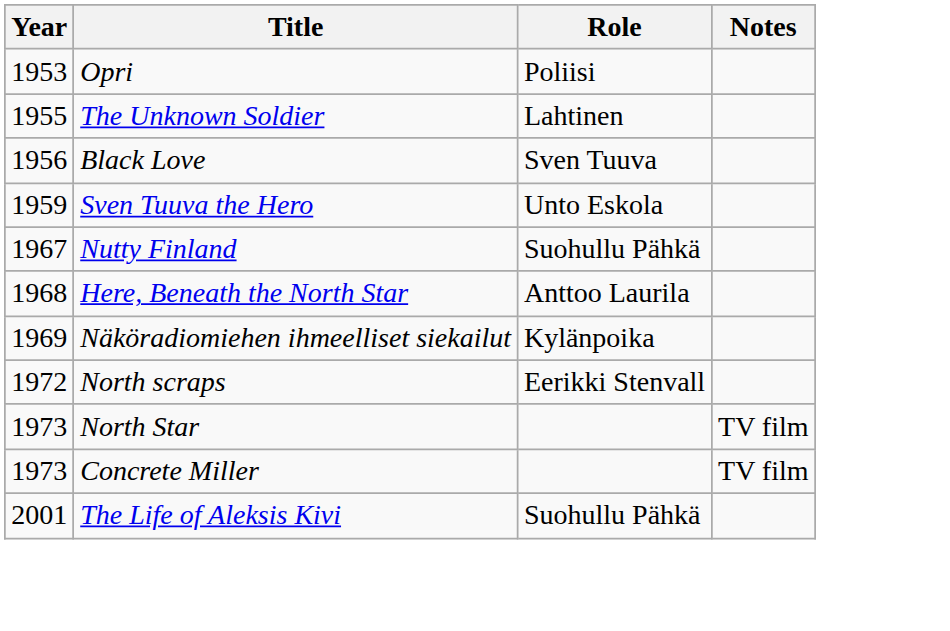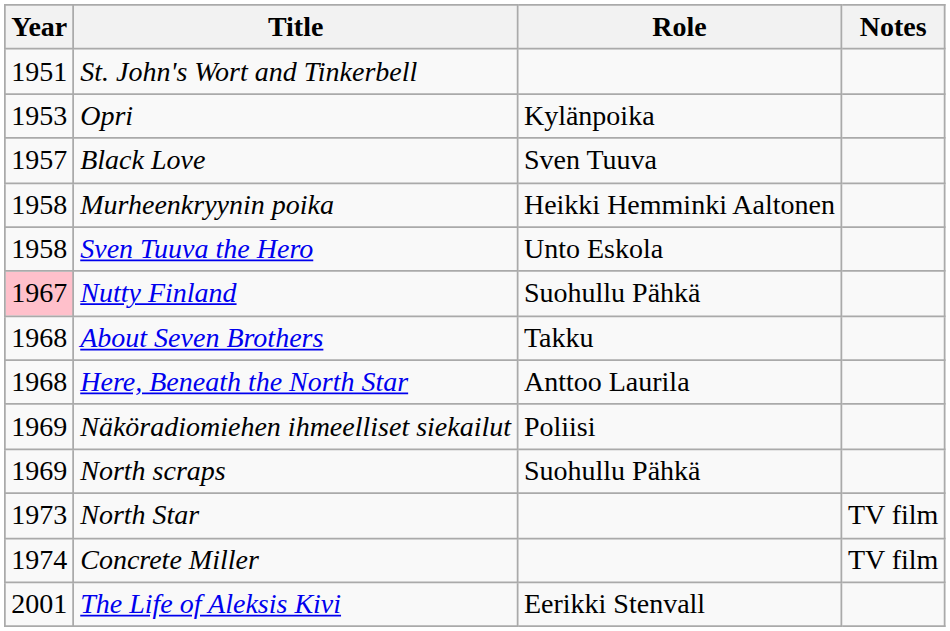+ row: (249, 71)
(560, 71) Poliisi -> (589, 115) Kylänpoika
- row: (202, 115)
(39, 159) 1956 -> (39, 159) 1957
+ row: (207, 204)
(39, 204) 1959 -> (39, 248) 1958
(39, 248) no background -> (39, 293) pink background
+ row: (202, 337)
(589, 337) Kylänpoika -> (560, 426) Poliisi
(39, 381) 1972 -> (39, 470) 1969
(615, 381) Eerikki Stenvall -> (612, 470) Suohullu Pähkä
(39, 470) 1973 -> (39, 559) 1974
(612, 515) Suohullu Pähkä -> (615, 603) Eerikki Stenvall
